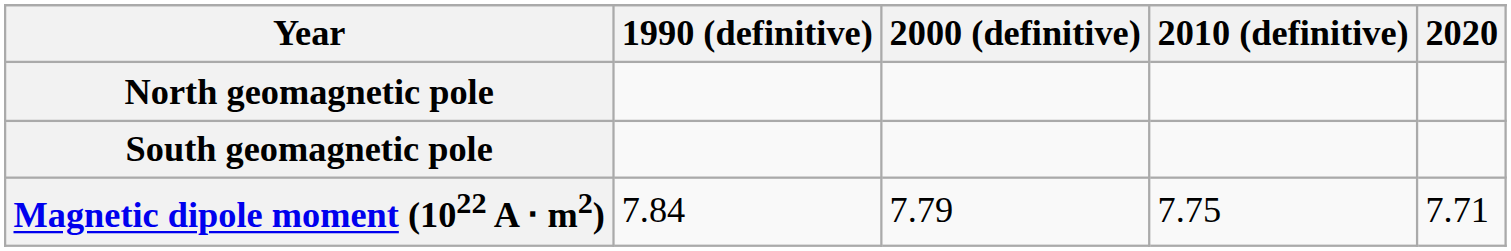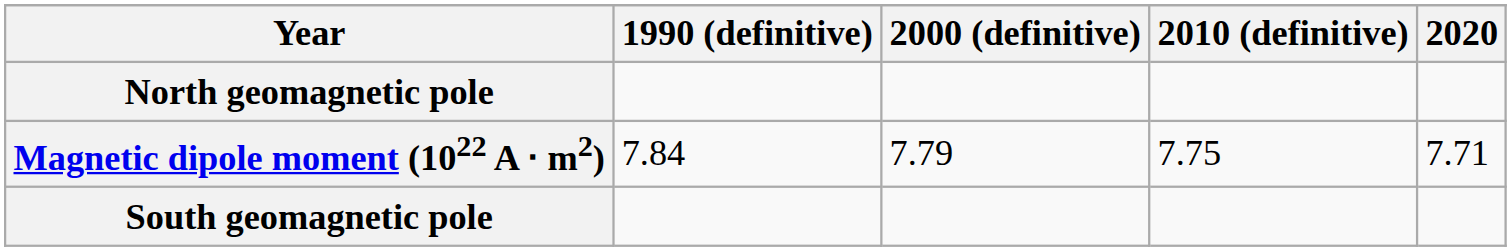rows swapped: (309, 148) <-> (309, 211)
